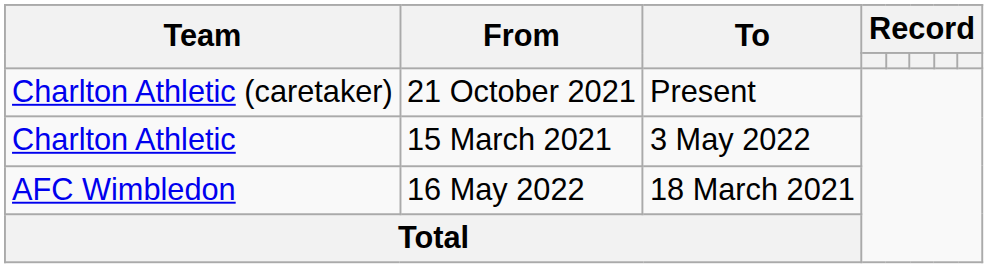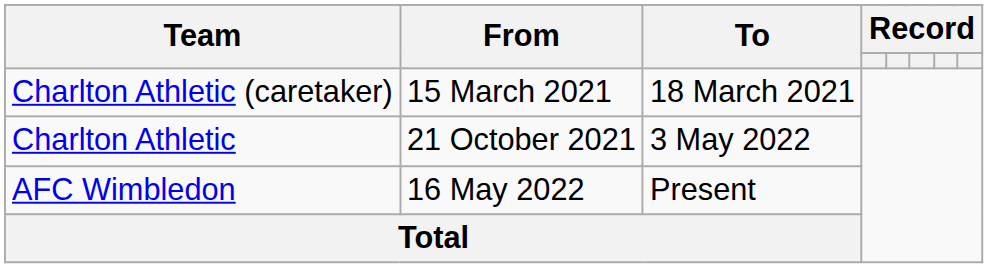(521, 91) 21 October 2021 -> (509, 91) 15 March 2021
(703, 91) Present -> (752, 91) 18 March 2021
(509, 140) 15 March 2021 -> (521, 140) 21 October 2021
(752, 189) 18 March 2021 -> (703, 189) Present
